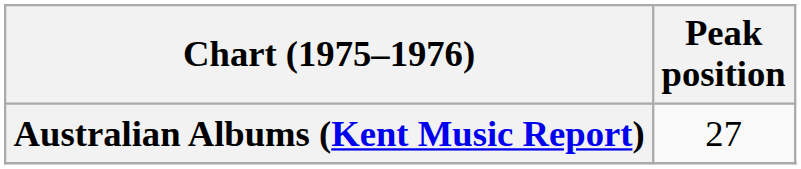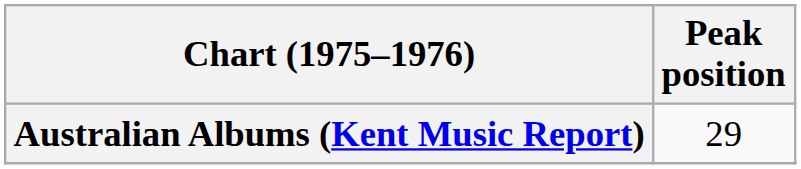(724, 132) 27 -> (724, 132) 29
